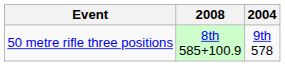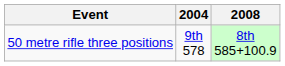columns swapped: (262, 14) <-> (210, 14)
